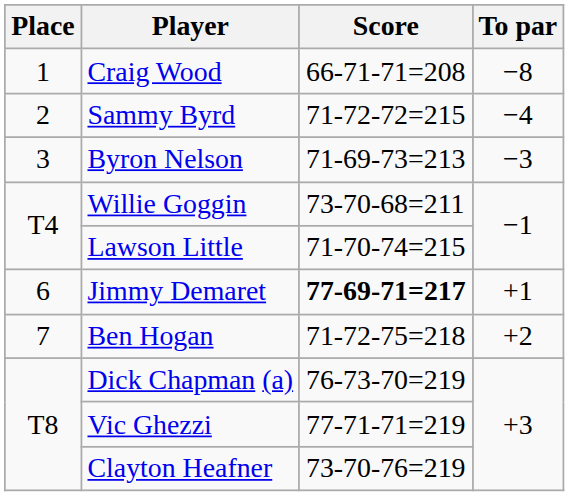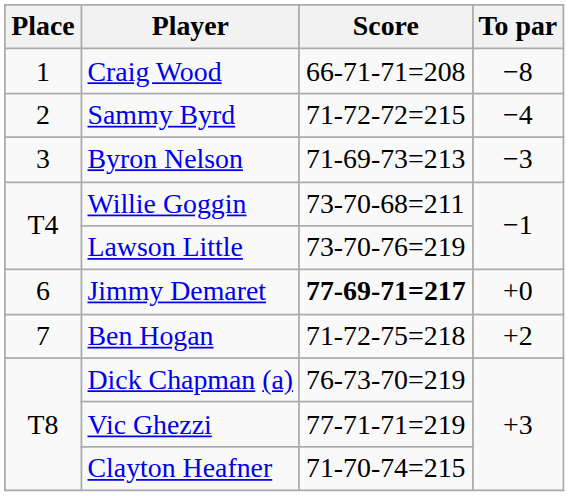(386, 247) 71-70-74=215 -> (386, 247) 73-70-76=219
(518, 291) +1 -> (518, 291) +0
(386, 468) 73-70-76=219 -> (386, 468) 71-70-74=215
